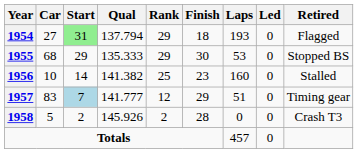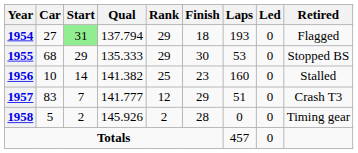(81, 96) lightblue background -> (81, 96) no background
(318, 96) Timing gear -> (318, 96) Crash T3
(318, 117) Crash T3 -> (318, 117) Timing gear
